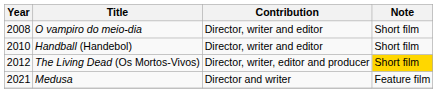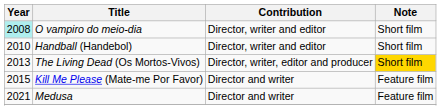(19, 29) no background -> (19, 29) paleturquoise background
(19, 63) 2012 -> (19, 63) 2013
+ row: (119, 79)
